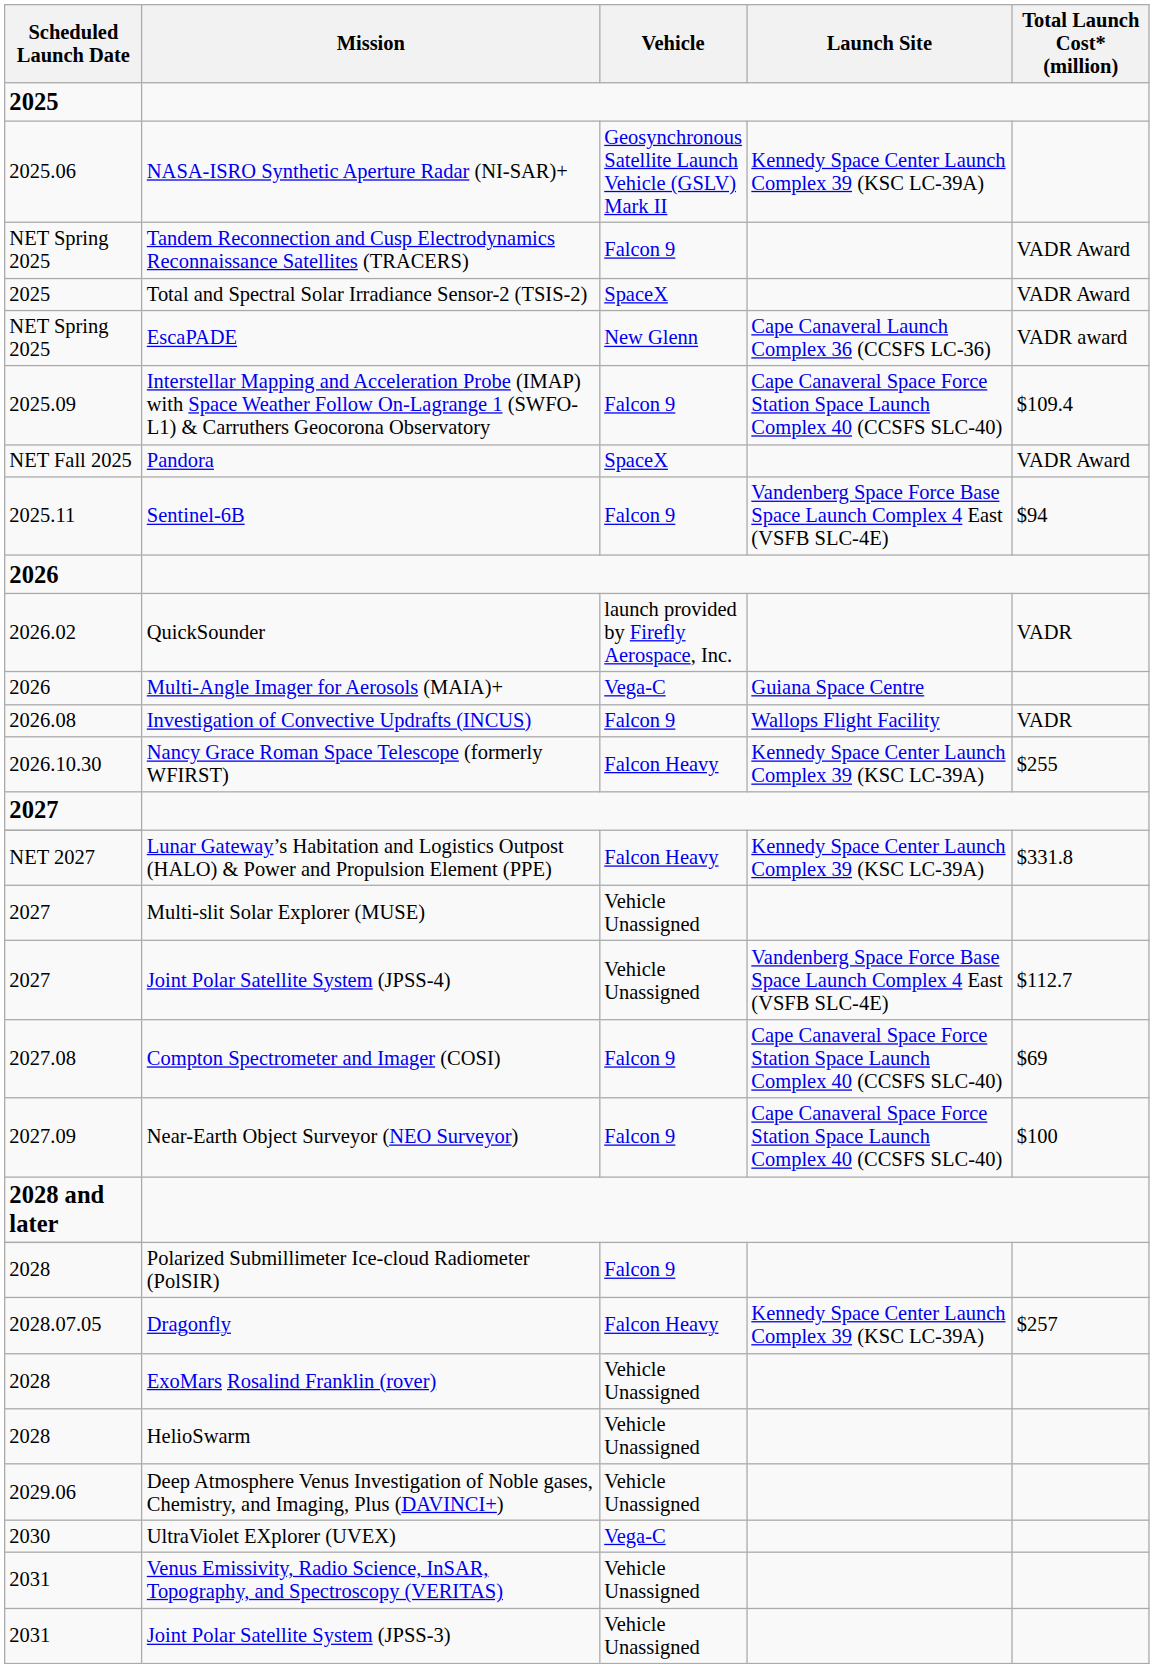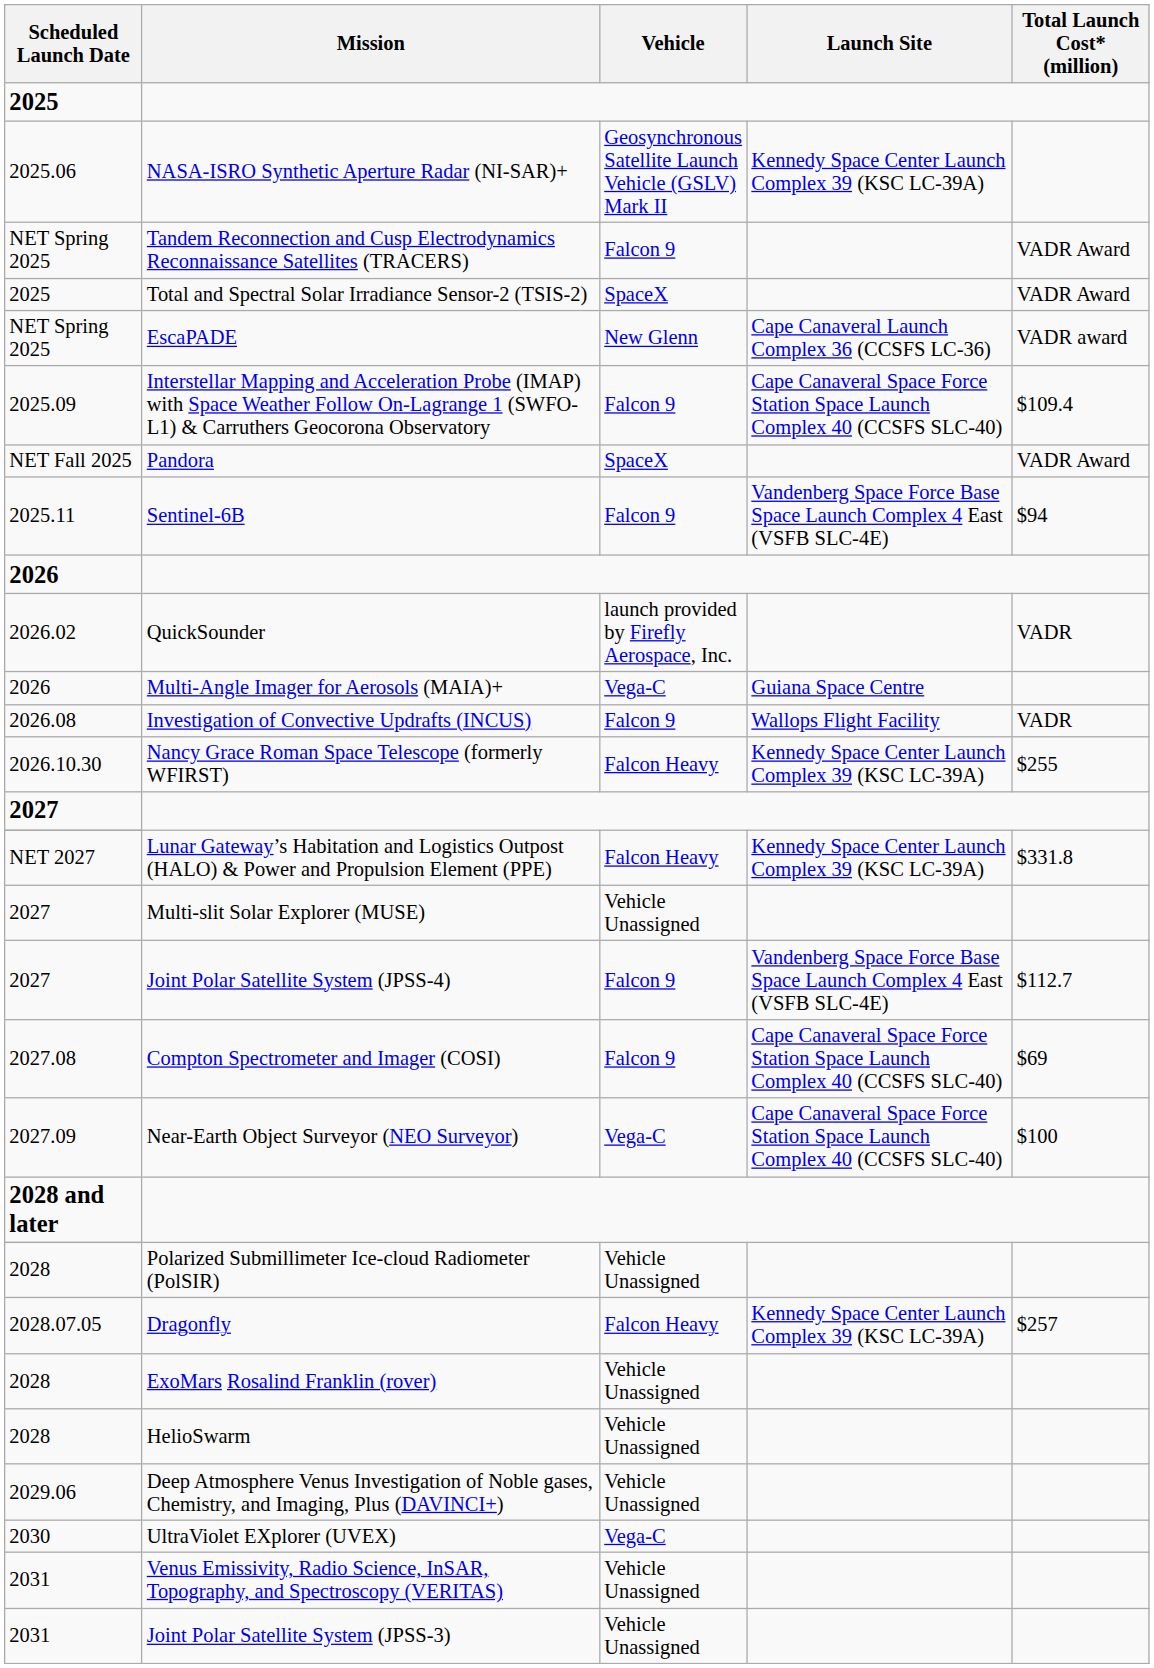(652, 979) Vehicle Unassigned -> (640, 979) Falcon 9
(640, 1137) Falcon 9 -> (635, 1137) Vega-C
(640, 1269) Falcon 9 -> (652, 1269) Vehicle Unassigned
